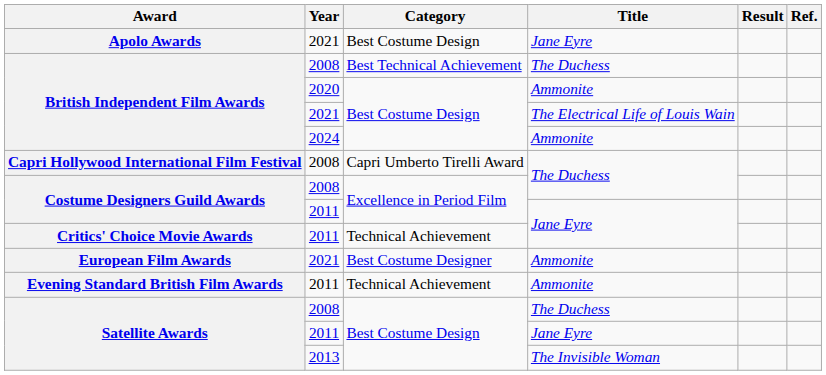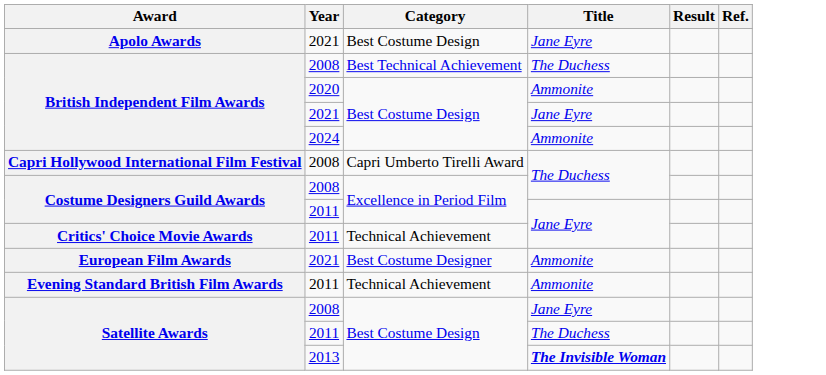(633, 114) The Electrical Life of Louis Wain -> (562, 114) Jane Eyre
(570, 308) The Duchess -> (562, 308) Jane Eyre
(562, 333) Jane Eyre -> (570, 333) The Duchess
(595, 357) normal -> (598, 357) bold
